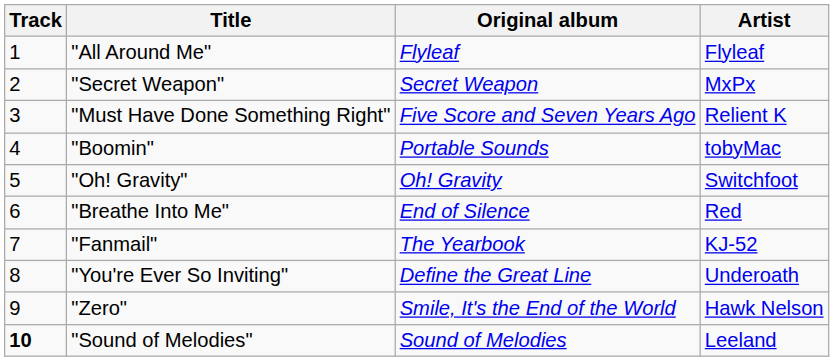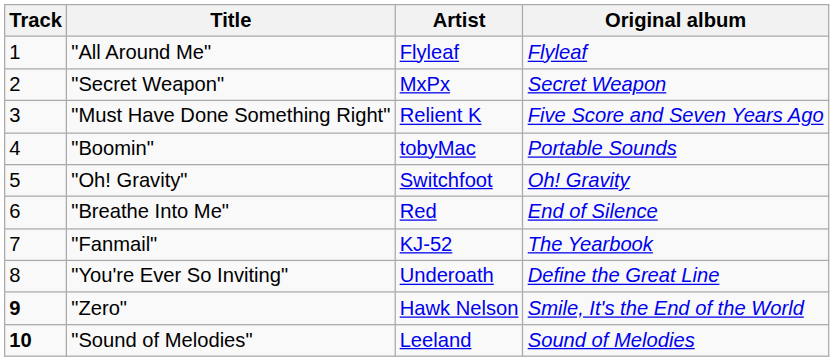columns swapped: (764, 20) <-> (548, 20)
(15, 308) normal -> (15, 308) bold
